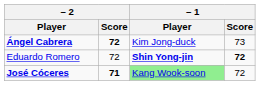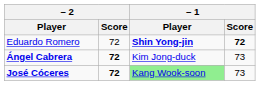rows swapped: (43, 57) <-> (39, 42)
(114, 73) 71 -> (114, 73) 72
(240, 73) 72 -> (240, 73) 73
